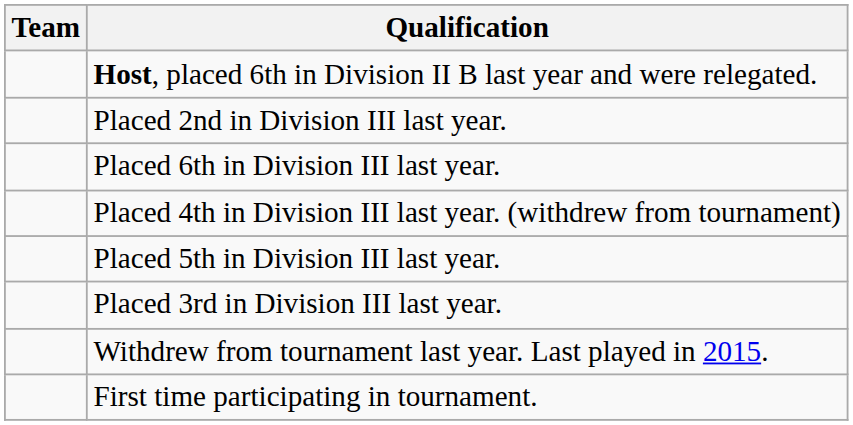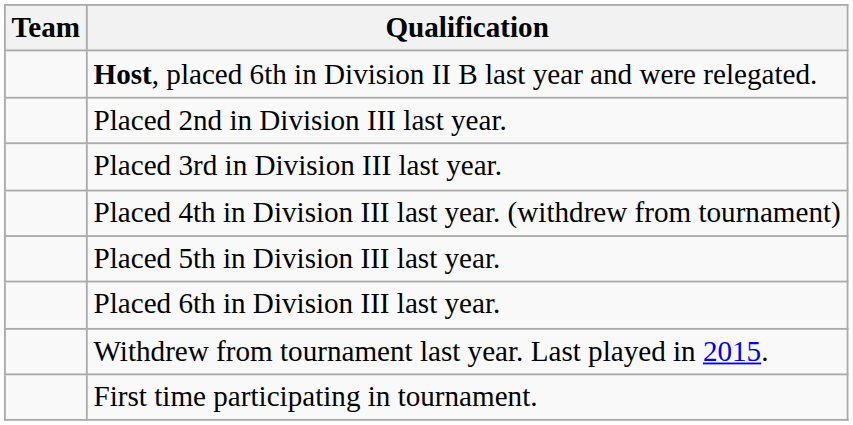rows swapped: (298, 304) <-> (297, 166)
